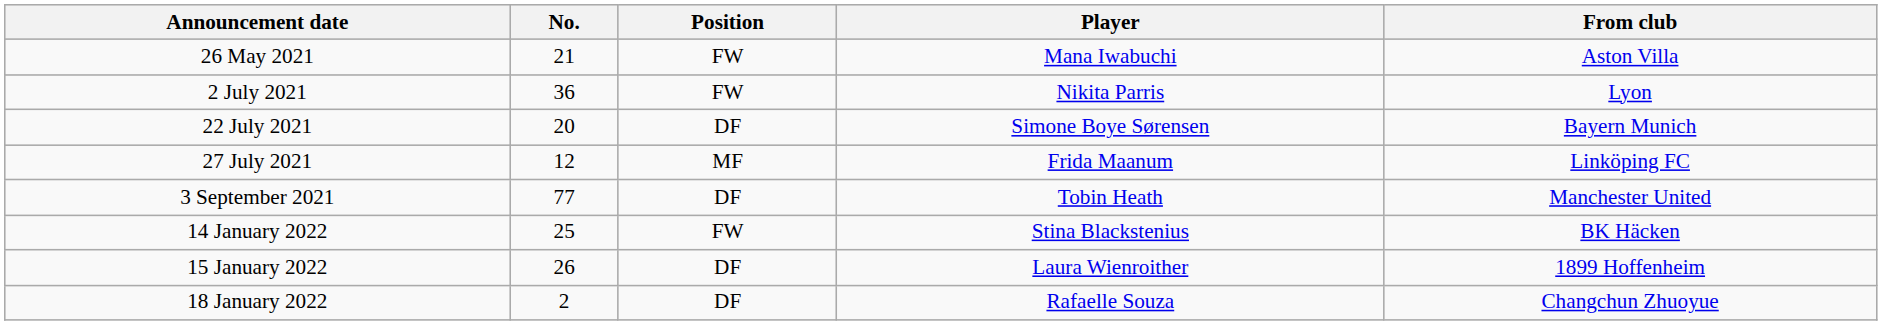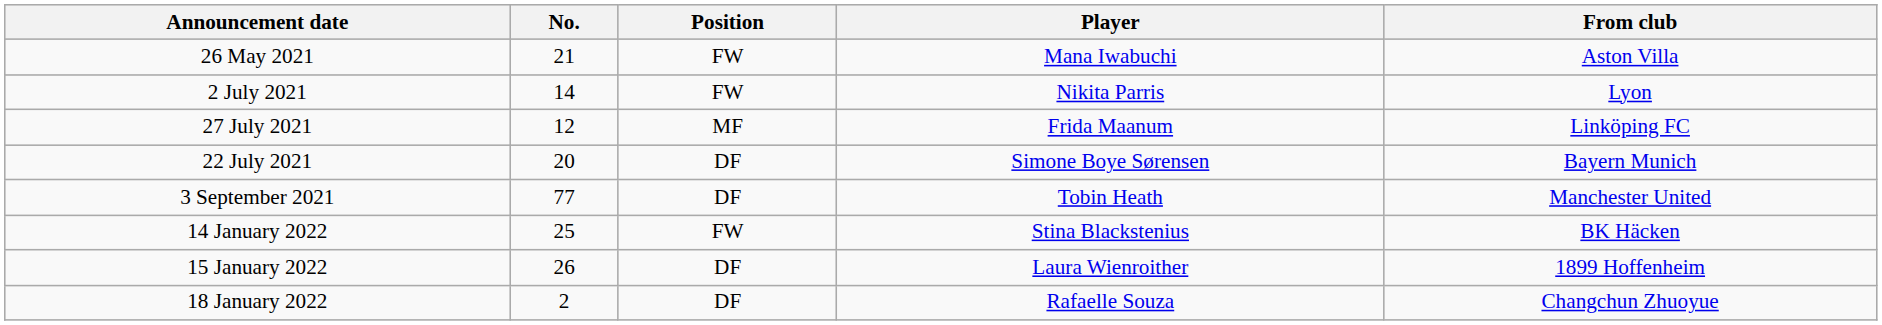(564, 91) 36 -> (564, 91) 14
rows swapped: (257, 126) <-> (257, 161)
